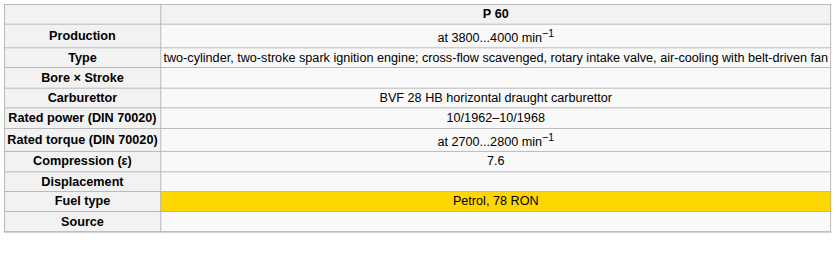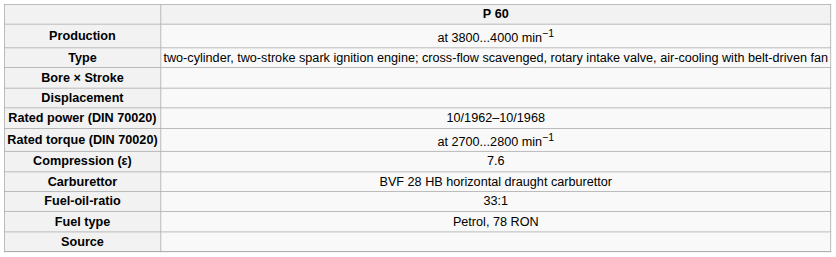rows swapped: (82, 181) <-> (82, 98)
+ row: (82, 201)
(496, 201) gold background -> (496, 221) no background
